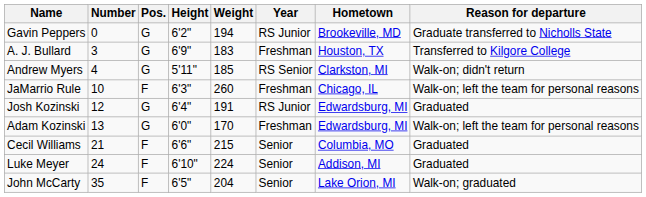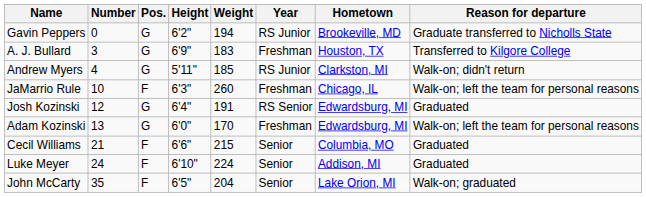(286, 70) RS Senior -> (285, 70) RS Junior
(285, 107) RS Junior -> (286, 107) RS Senior
